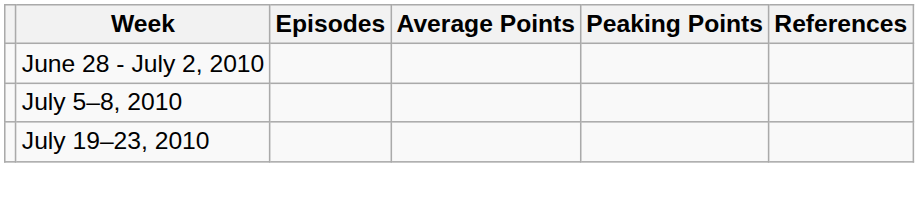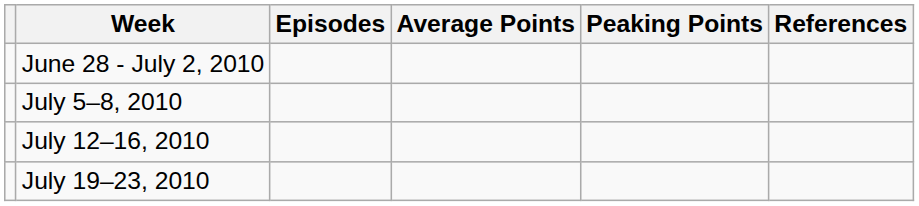+ row: (116, 141)
